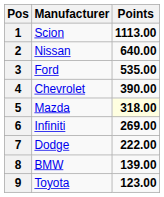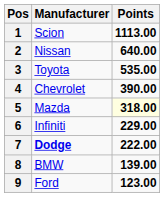(47, 70) Ford -> (52, 70) Toyota
(138, 127) 269.00 -> (138, 127) 229.00
(52, 145) normal -> (53, 145) bold
(52, 183) Toyota -> (47, 183) Ford
